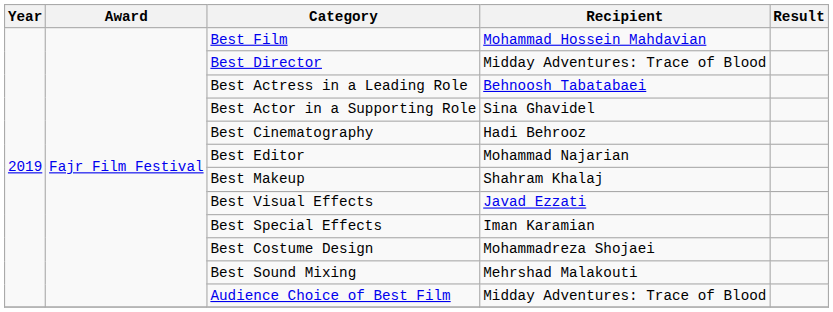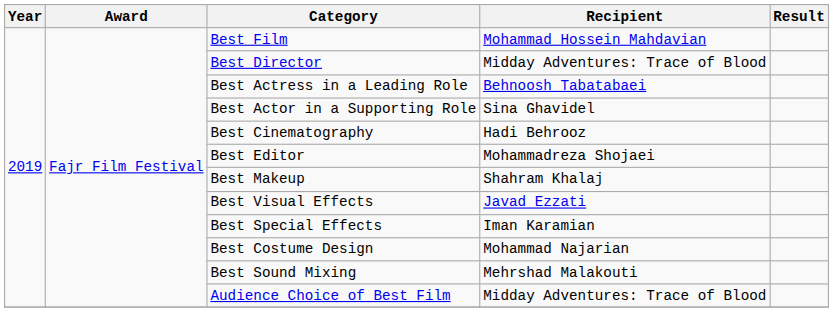(556, 156) Mohammad Najarian -> (569, 156) Mohammadreza Shojaei
(569, 249) Mohammadreza Shojaei -> (556, 249) Mohammad Najarian
